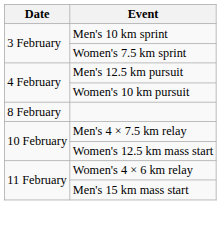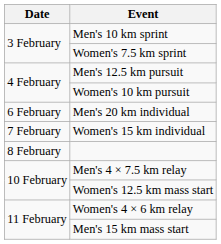+ row: (131, 111)
+ row: (139, 131)
